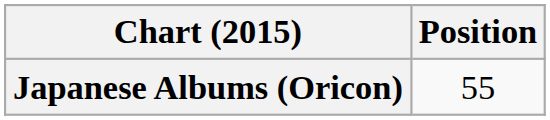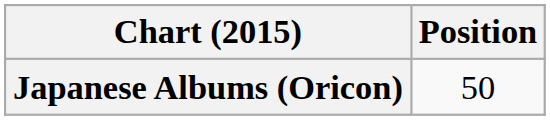(478, 86) 55 -> (478, 86) 50
